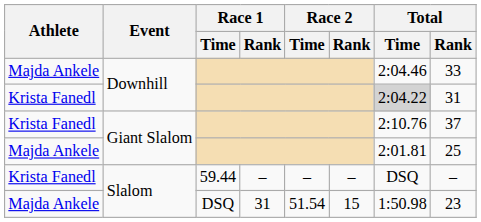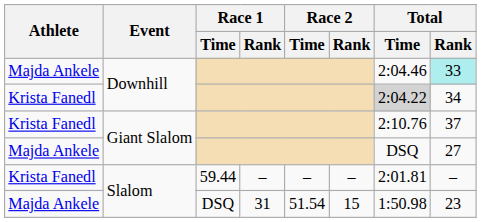(453, 71) no background -> (453, 71) paleturquoise background
(453, 97) 31 -> (453, 97) 34
(402, 151) 2:01.81 -> (402, 151) DSQ
(453, 151) 25 -> (453, 151) 27
(402, 177) DSQ -> (402, 177) 2:01.81
